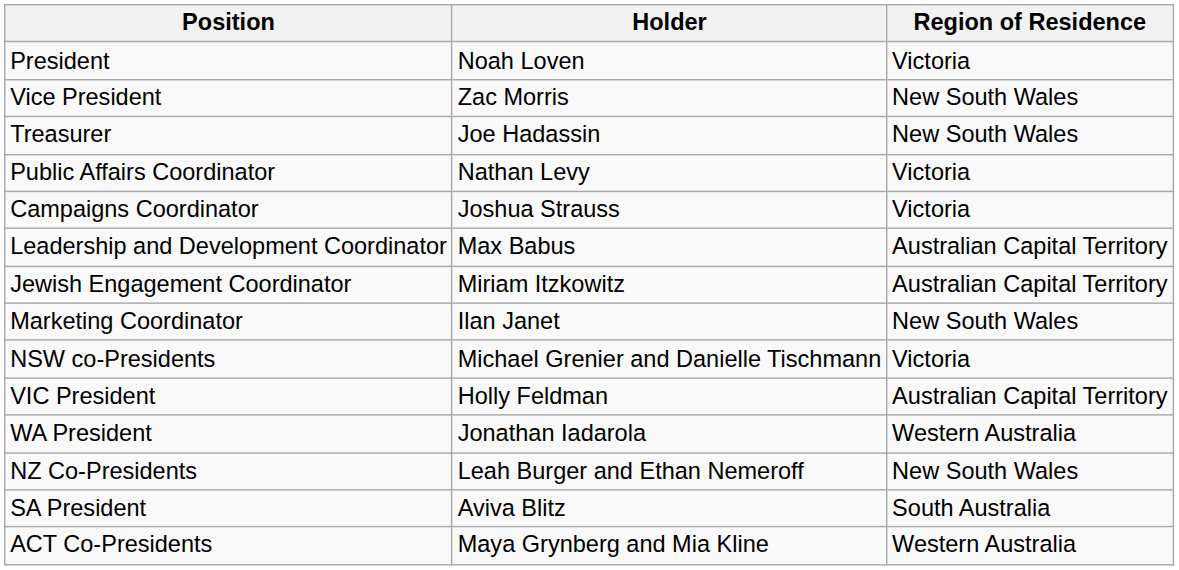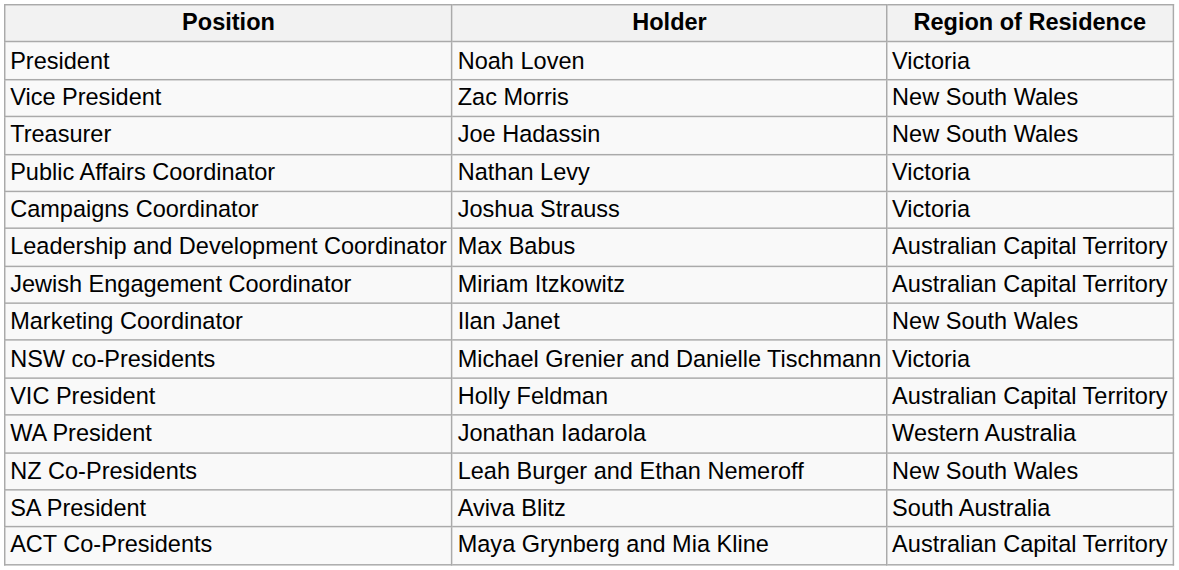(984, 545) Western Australia -> (1030, 545) Australian Capital Territory
